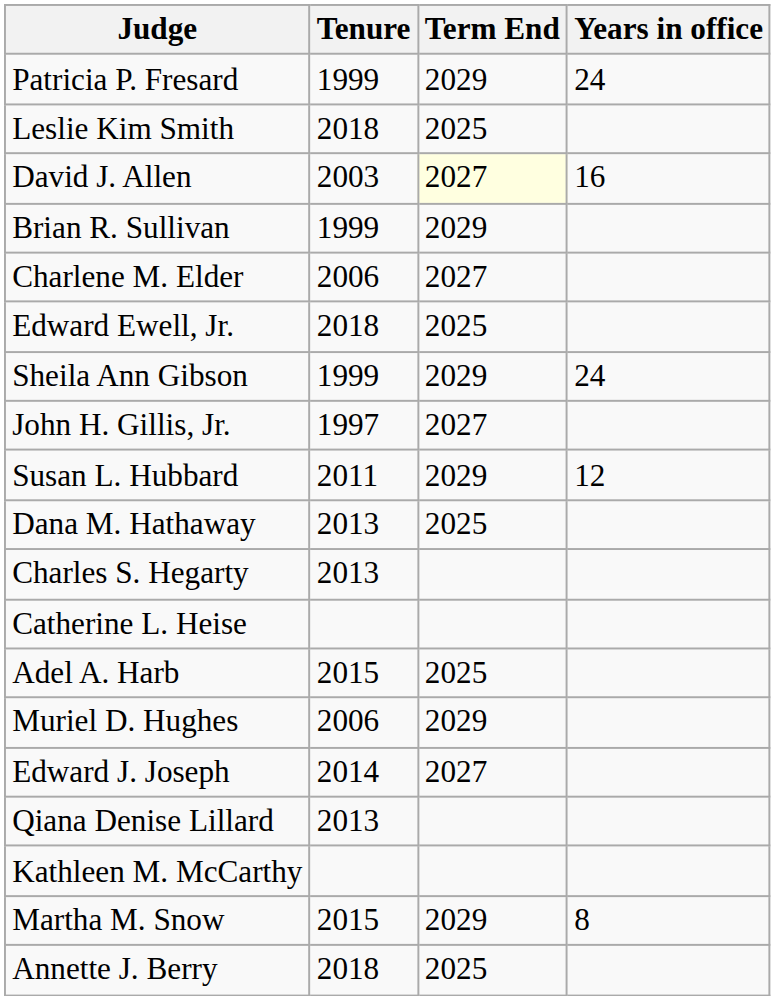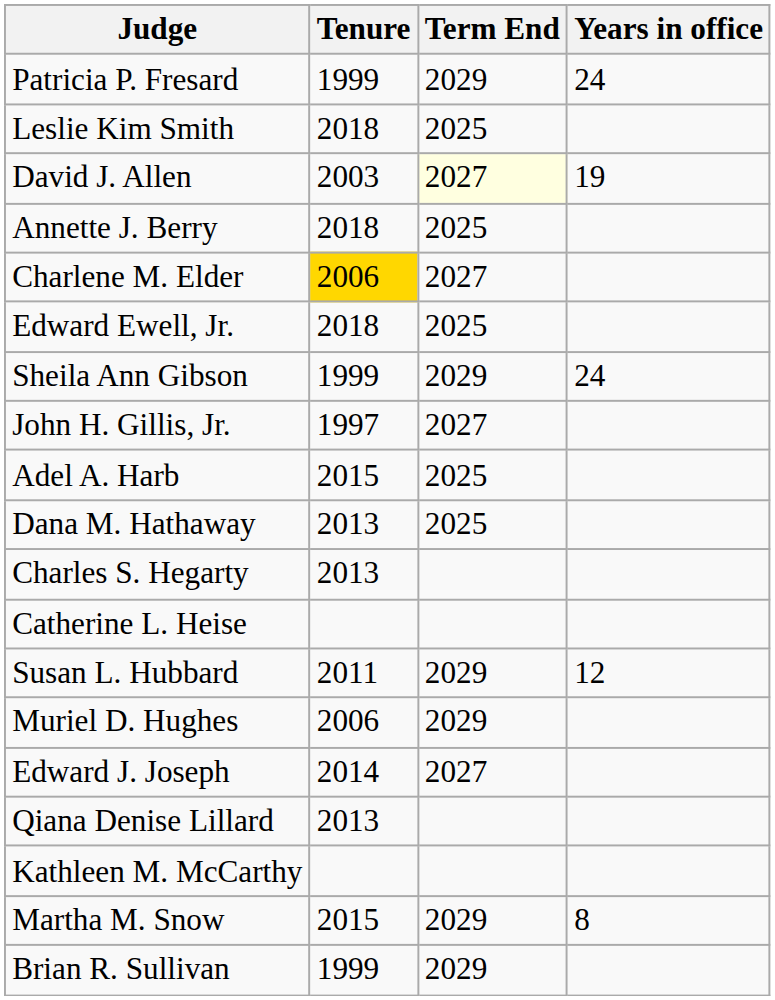(590, 177) 16 -> (590, 177) 19
rows swapped: (115, 969) <-> (121, 227)
(348, 276) no background -> (348, 276) gold background
rows swapped: (96, 672) <-> (125, 474)
